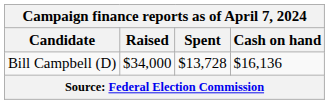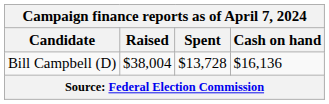(147, 63) $34,000 -> (147, 63) $38,004
